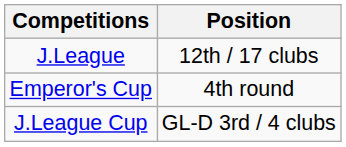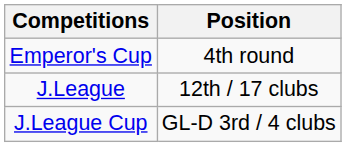rows swapped: (81, 55) <-> (81, 89)
